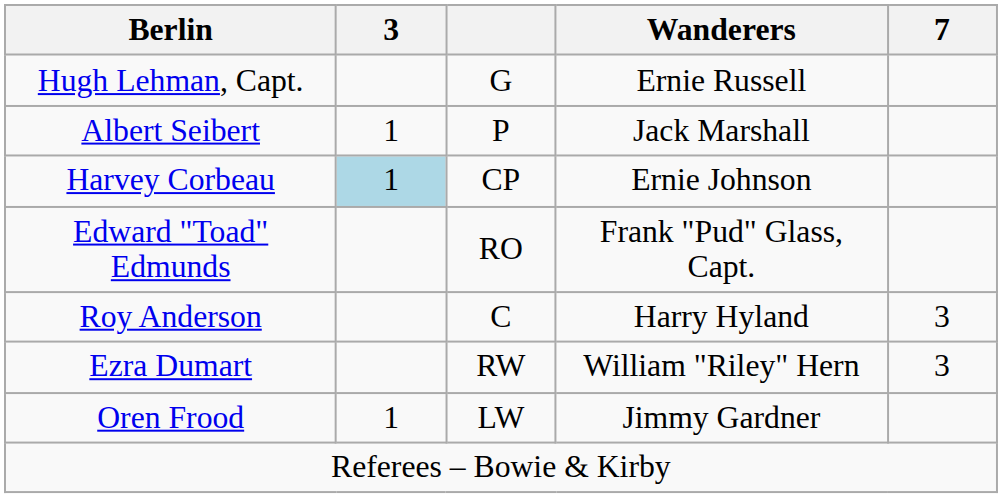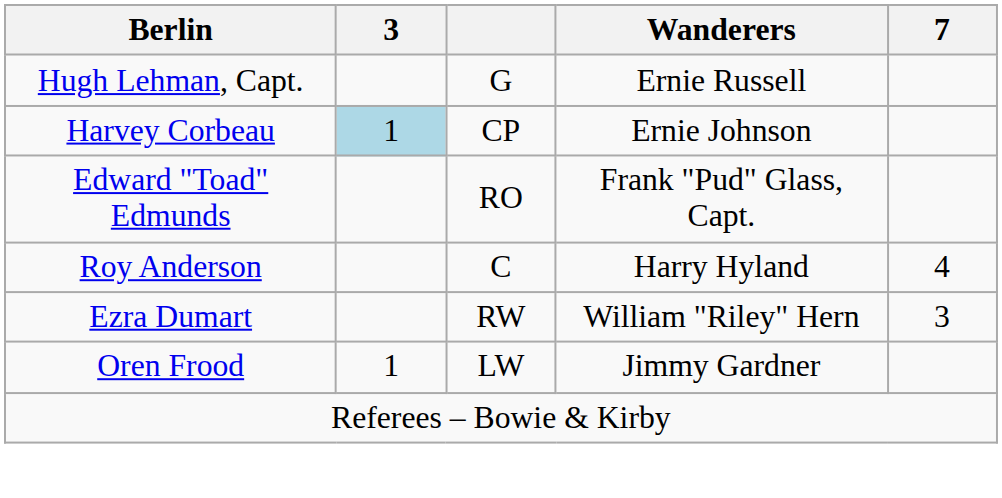- row: (171, 130)
(942, 316) 3 -> (942, 266) 4
